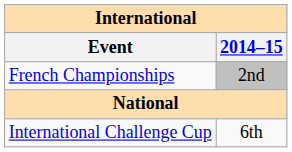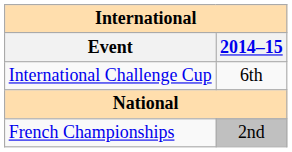rows swapped: (110, 132) <-> (92, 75)
